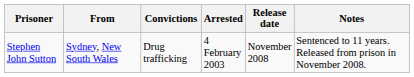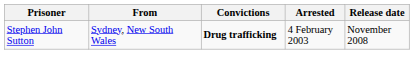- column: (352, 18)
(165, 52) normal -> (240, 35) bold
